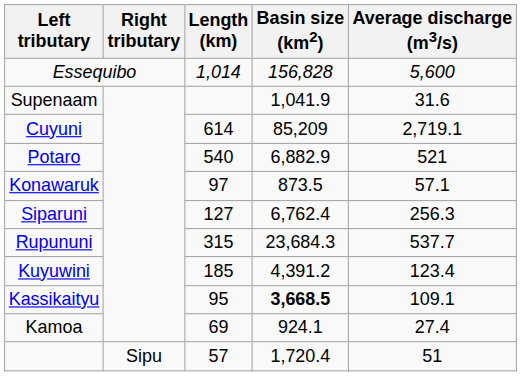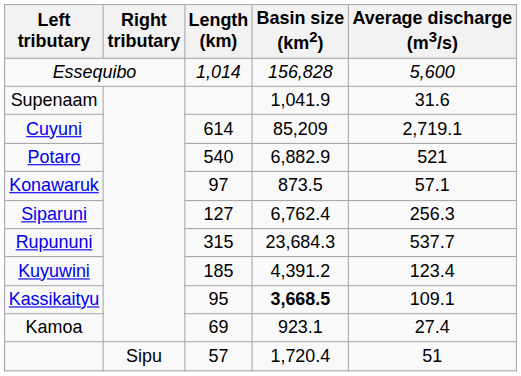(300, 327) 924.1 -> (300, 327) 923.1
